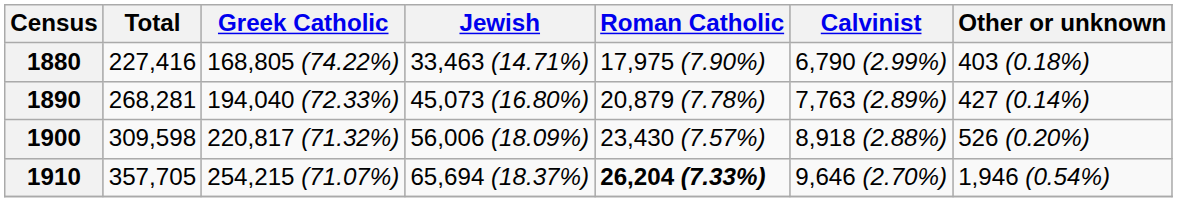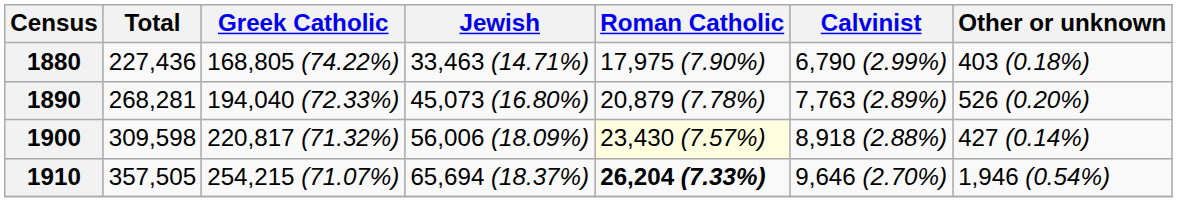(152, 61) 227,416 -> (152, 61) 227,436
(1024, 100) 427 (0.14%) -> (1024, 100) 526 (0.20%)
(683, 138) no background -> (683, 138) lightyellow background
(1024, 138) 526 (0.20%) -> (1024, 138) 427 (0.14%)
(152, 176) 357,705 -> (152, 176) 357,505
